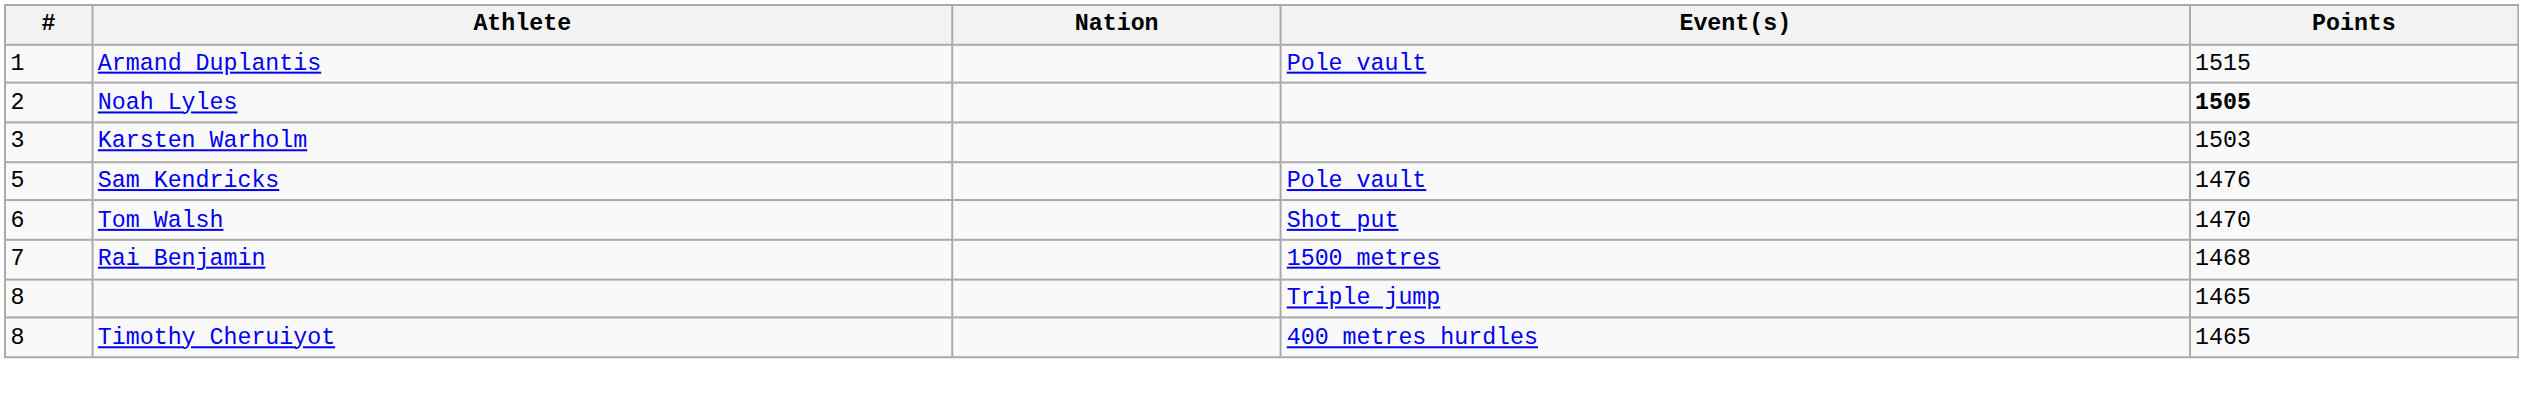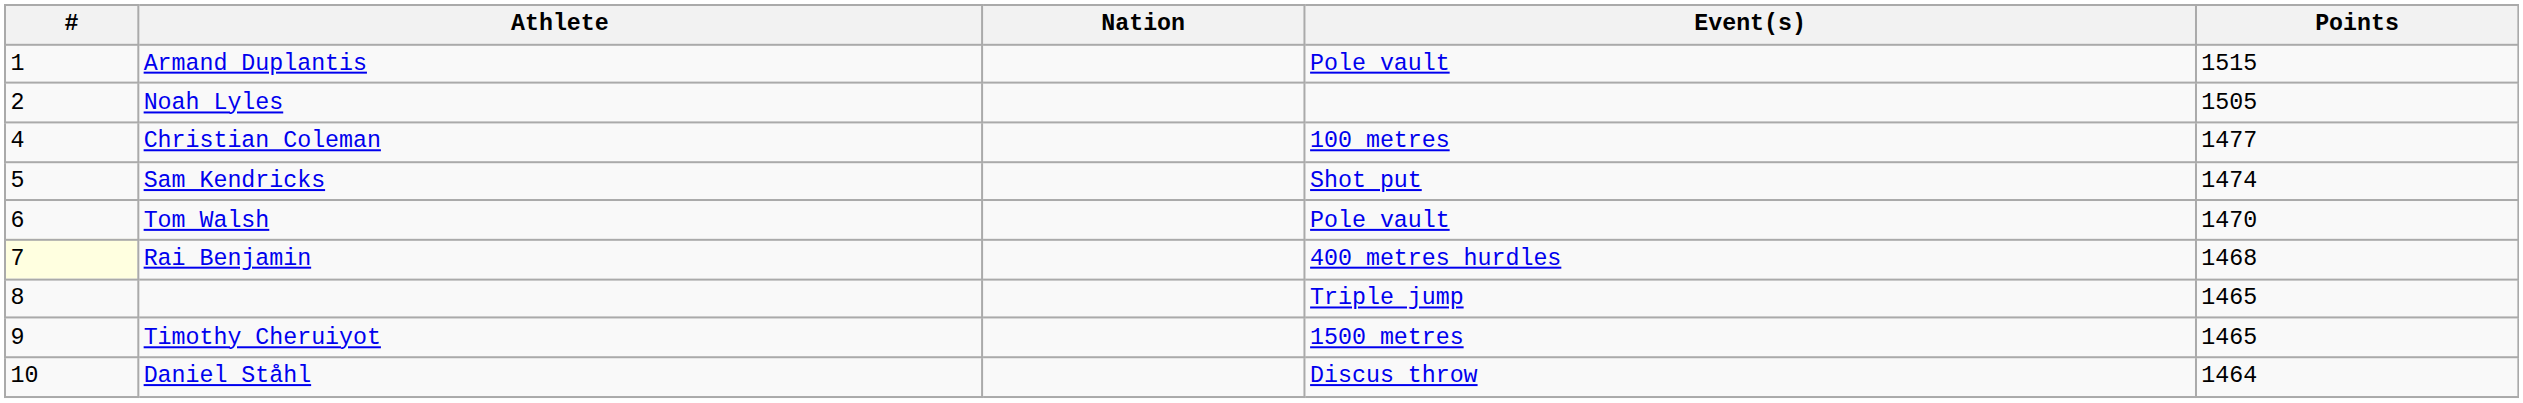(2223, 102) bold -> (2229, 102) normal
- row: (203, 142)
+ row: (262, 142)
(1357, 181) Pole vault -> (1366, 181) Shot put
(2223, 181) 1476 -> (2229, 181) 1474
(1343, 220) Shot put -> (1380, 220) Pole vault
(18, 259) no background -> (18, 259) lightyellow background
(1364, 259) 1500 metres -> (1436, 259) 400 metres hurdles
(18, 337) 8 -> (18, 337) 9
(1412, 337) 400 metres hurdles -> (1387, 337) 1500 metres
+ row: (227, 376)
